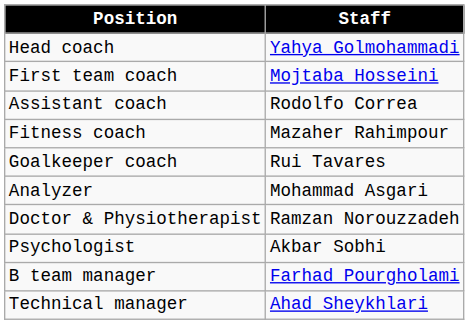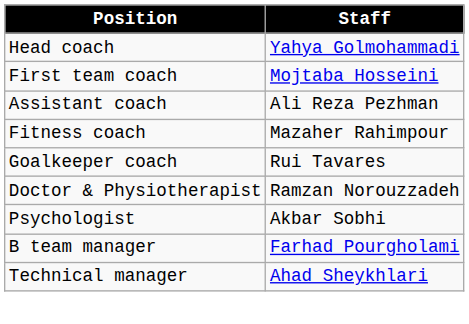+ row: (354, 105)
- row: (344, 105)
- row: (349, 191)
